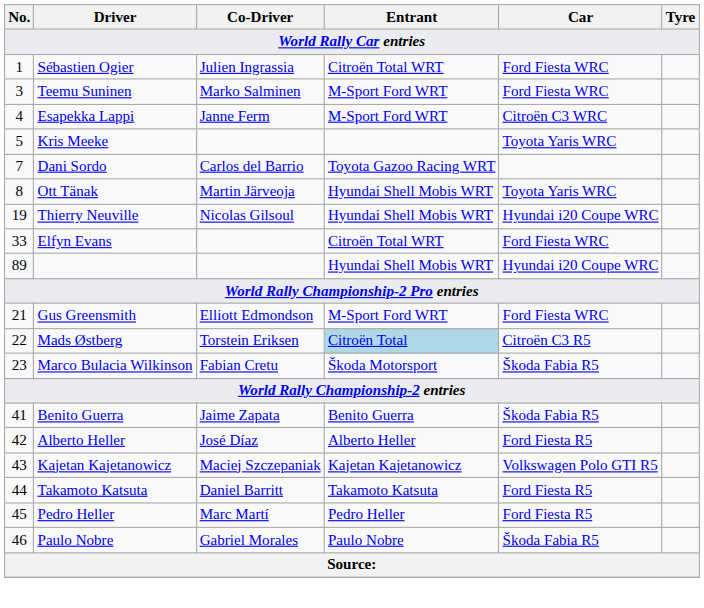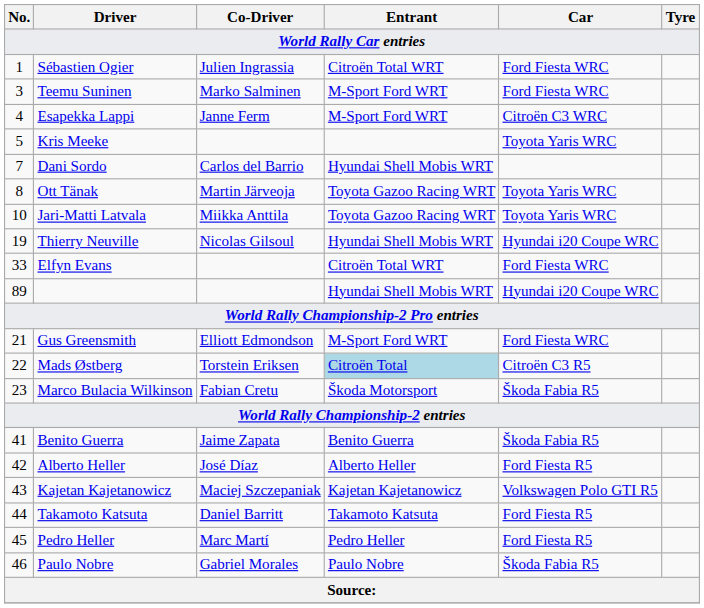(412, 165) Toyota Gazoo Racing WRT -> (410, 165) Hyundai Shell Mobis WRT
(410, 190) Hyundai Shell Mobis WRT -> (412, 190) Toyota Gazoo Racing WRT
+ row: (92, 215)
